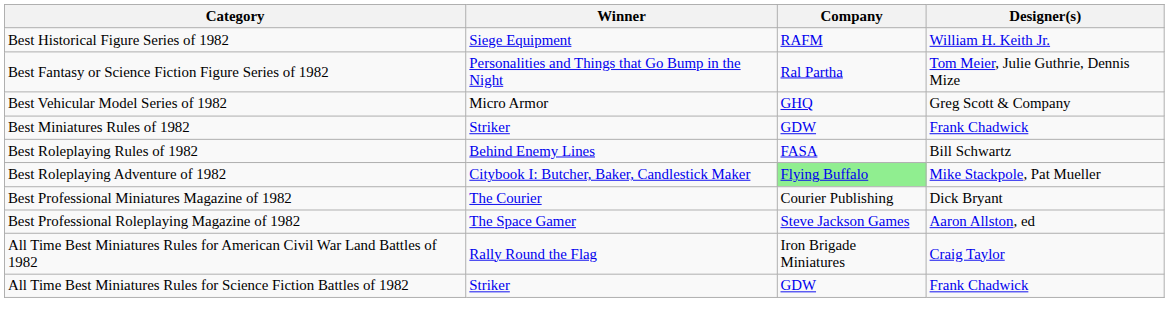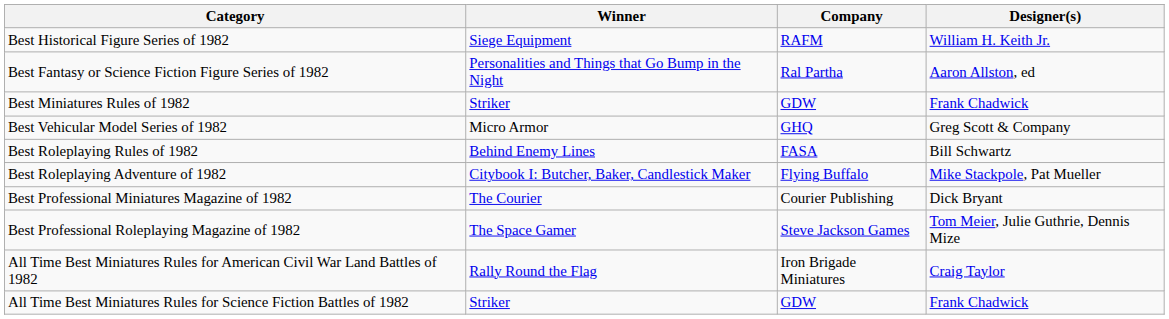(1030, 71) Tom Meier, Julie Guthrie, Dennis Mize -> (982, 71) Aaron Allston, ed
rows swapped: (117, 103) <-> (99, 127)
(824, 174) lightgreen background -> (824, 174) no background
(982, 221) Aaron Allston, ed -> (1030, 230) Tom Meier, Julie Guthrie, Dennis Mize
